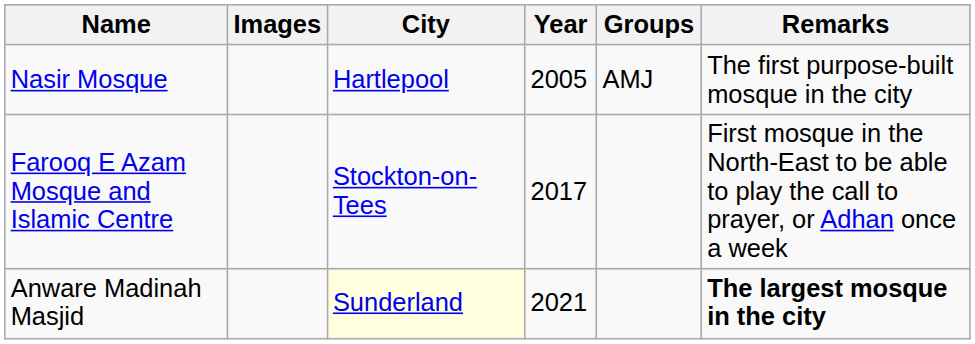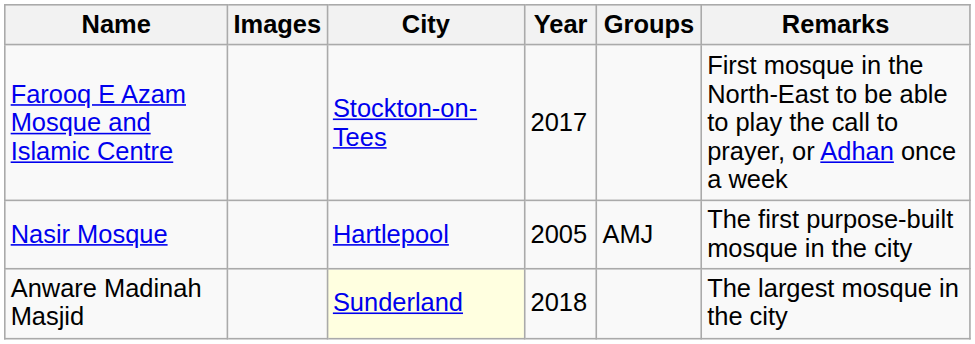rows swapped: (89, 79) <-> (98, 191)
(559, 303) 2021 -> (559, 303) 2018
(827, 303) bold -> (833, 303) normal
